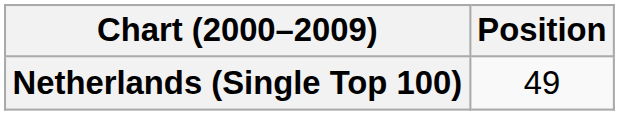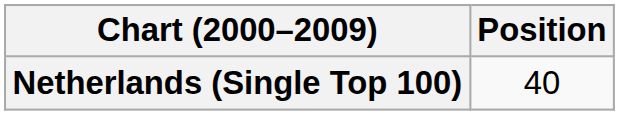(542, 82) 49 -> (542, 82) 40
